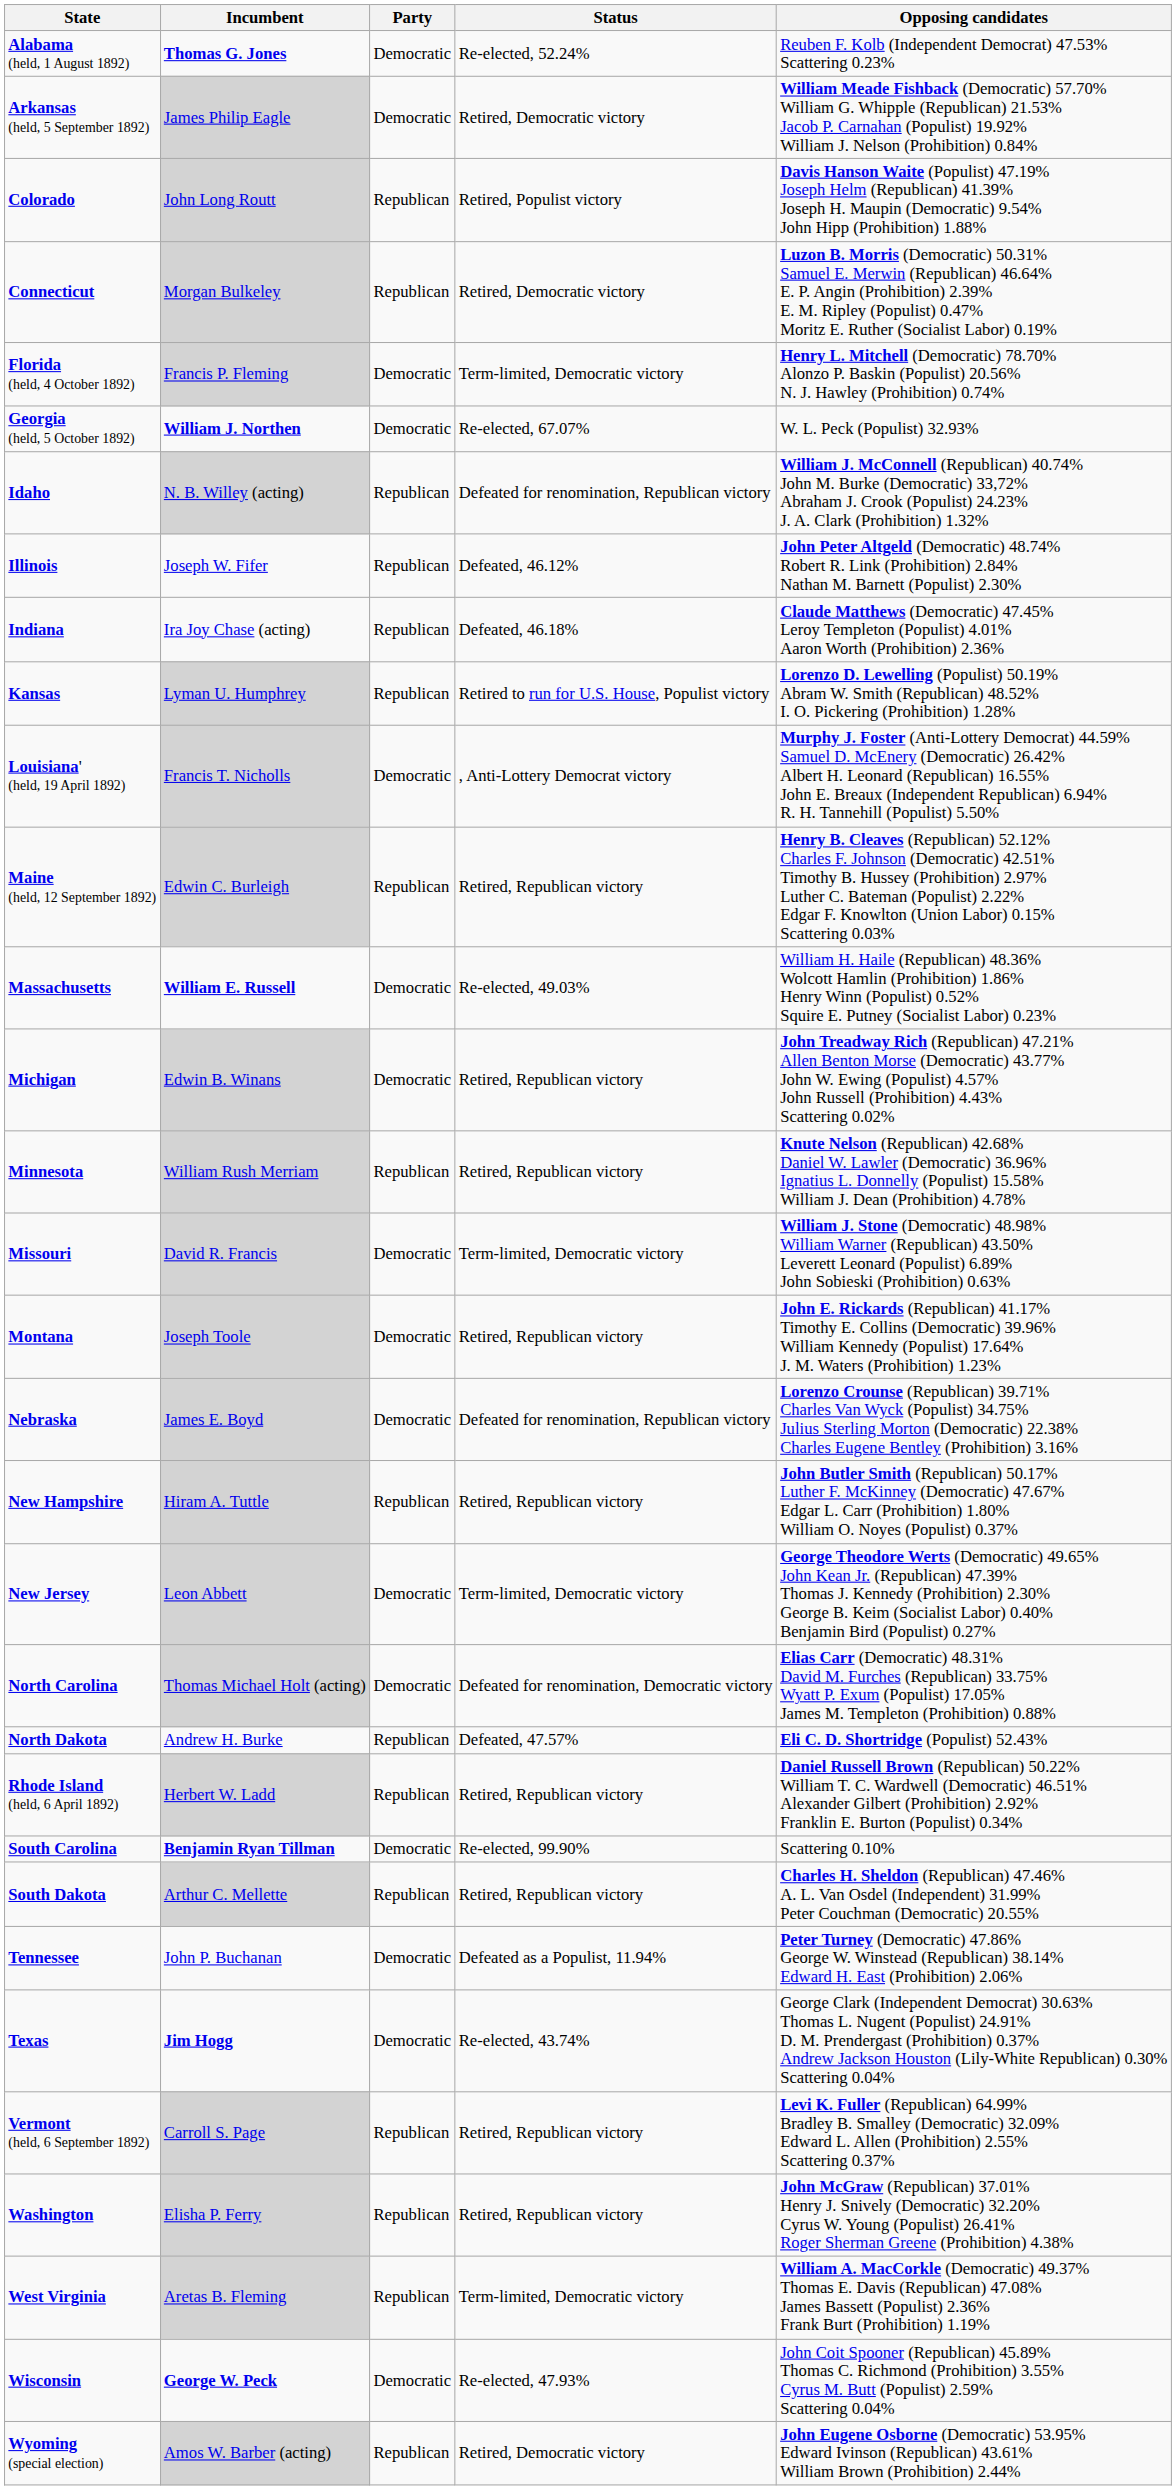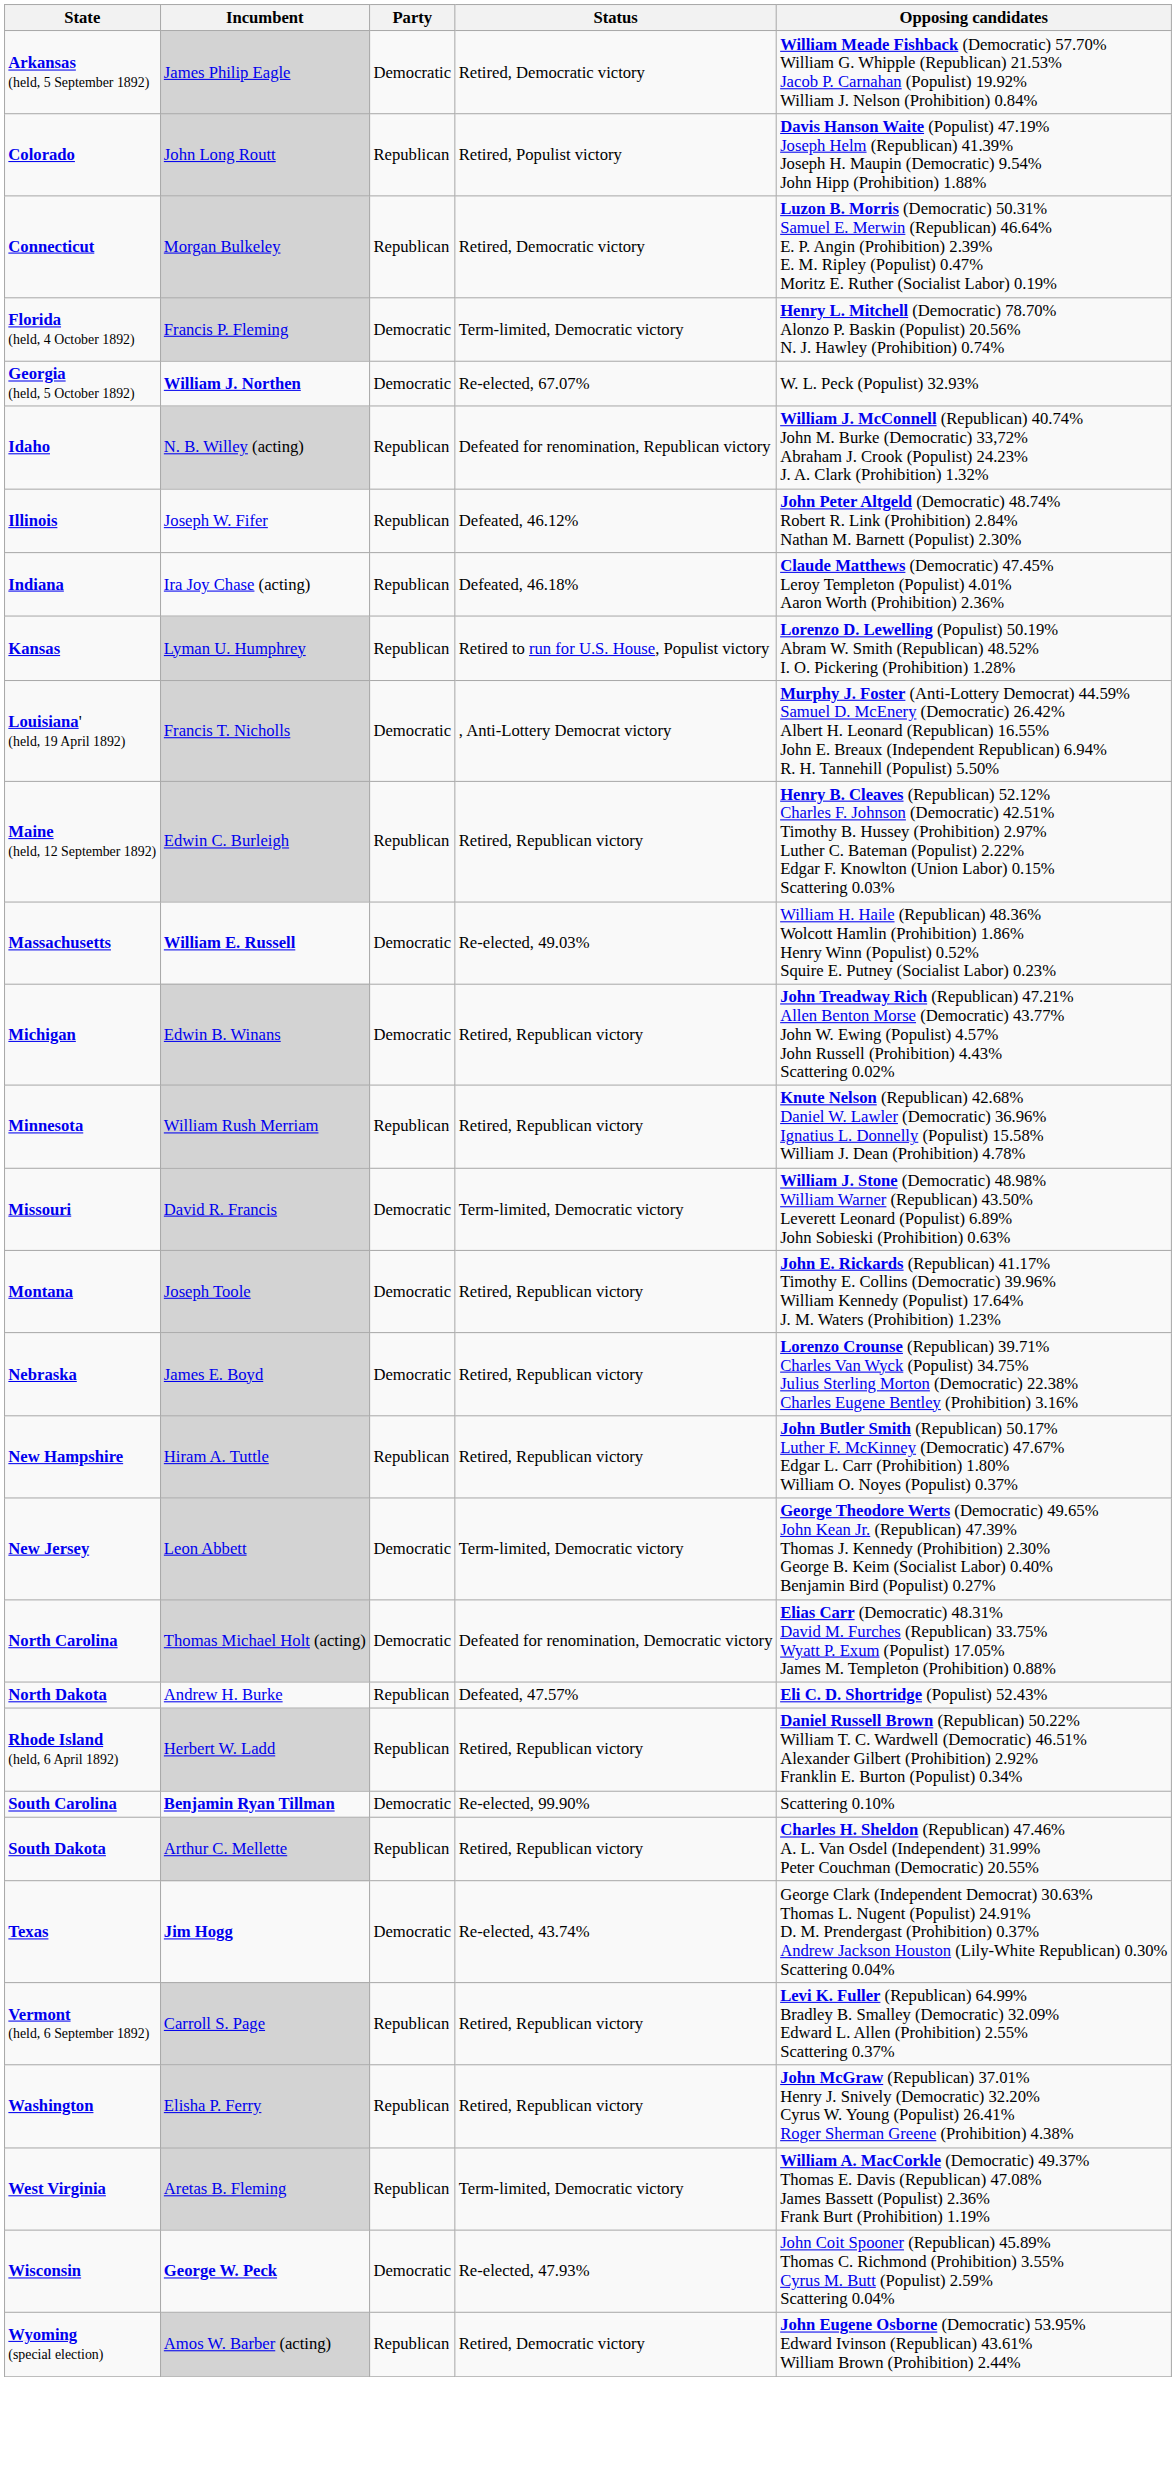- row: (69, 53)
(615, 1419) Defeated for renomination, Republican victory -> (551, 1374) Retired, Republican victory
- row: (44, 1958)
